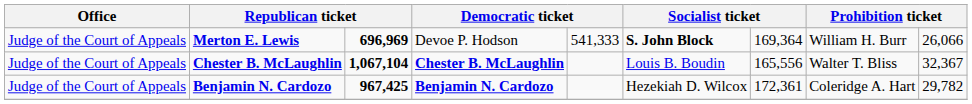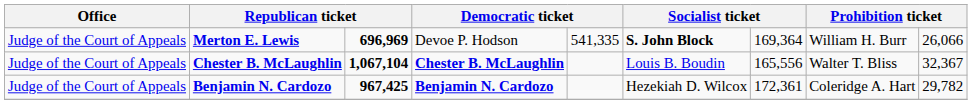(595, 39) 541,333 -> (595, 39) 541,335
